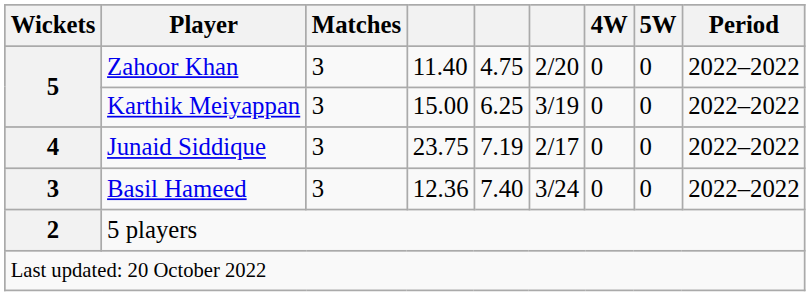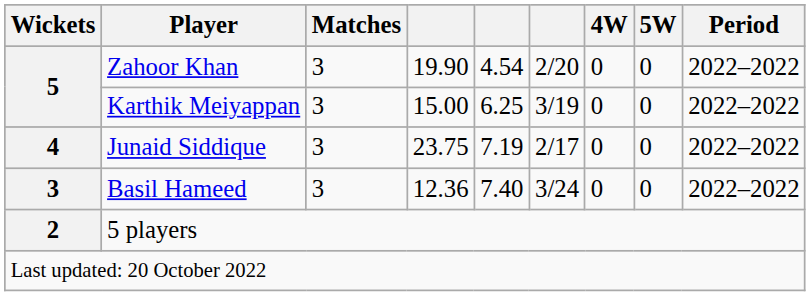(440, 66) 11.40 -> (441, 66) 19.90
(502, 66) 4.75 -> (502, 66) 4.54
